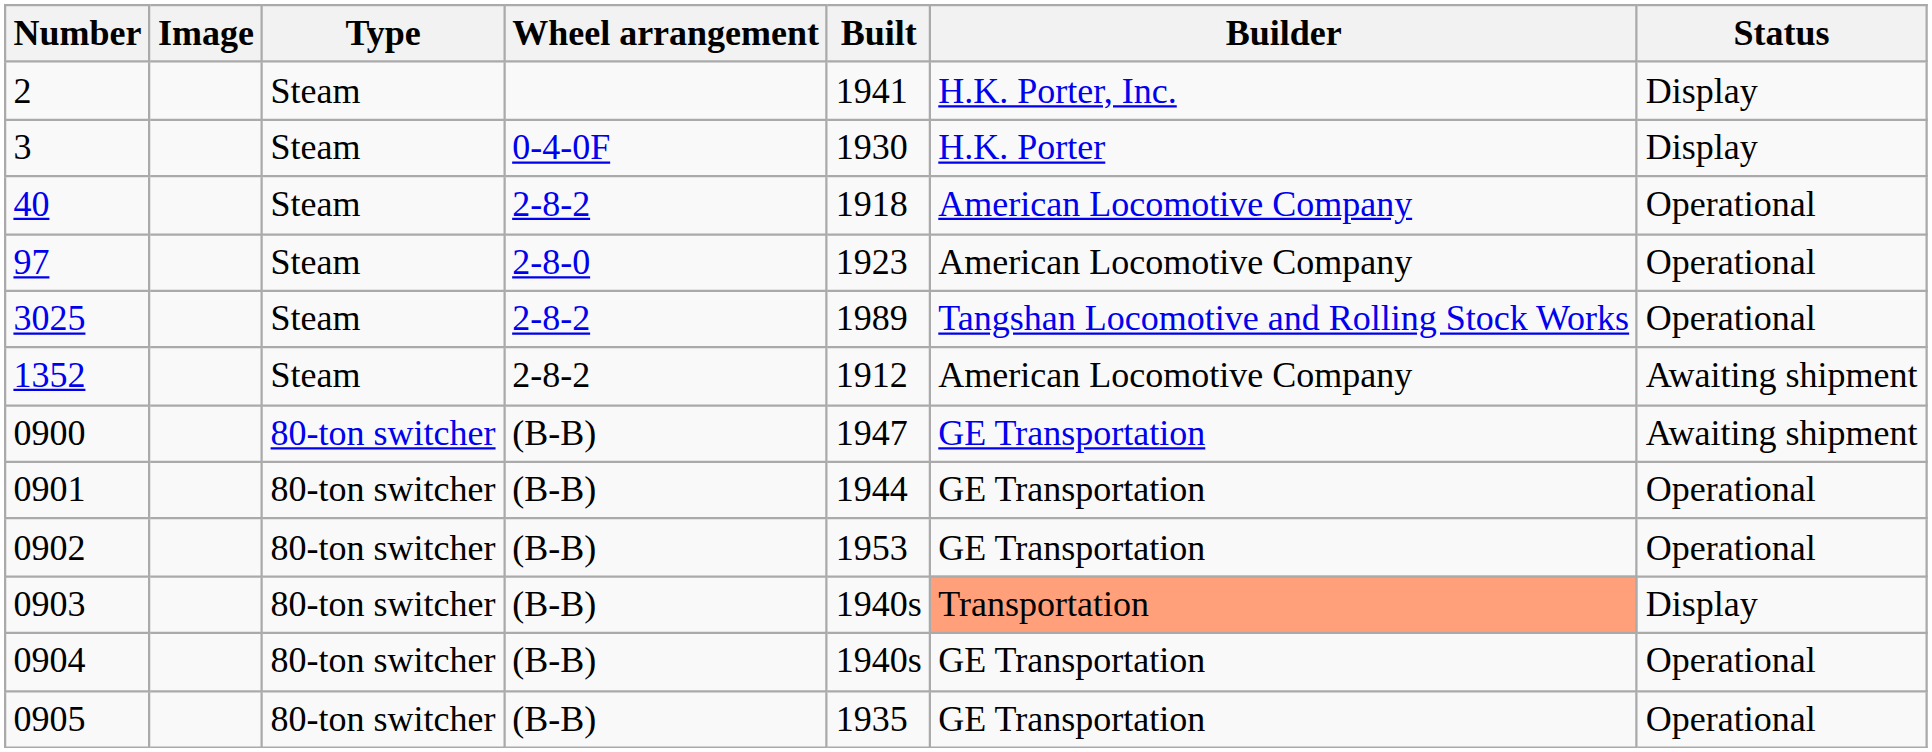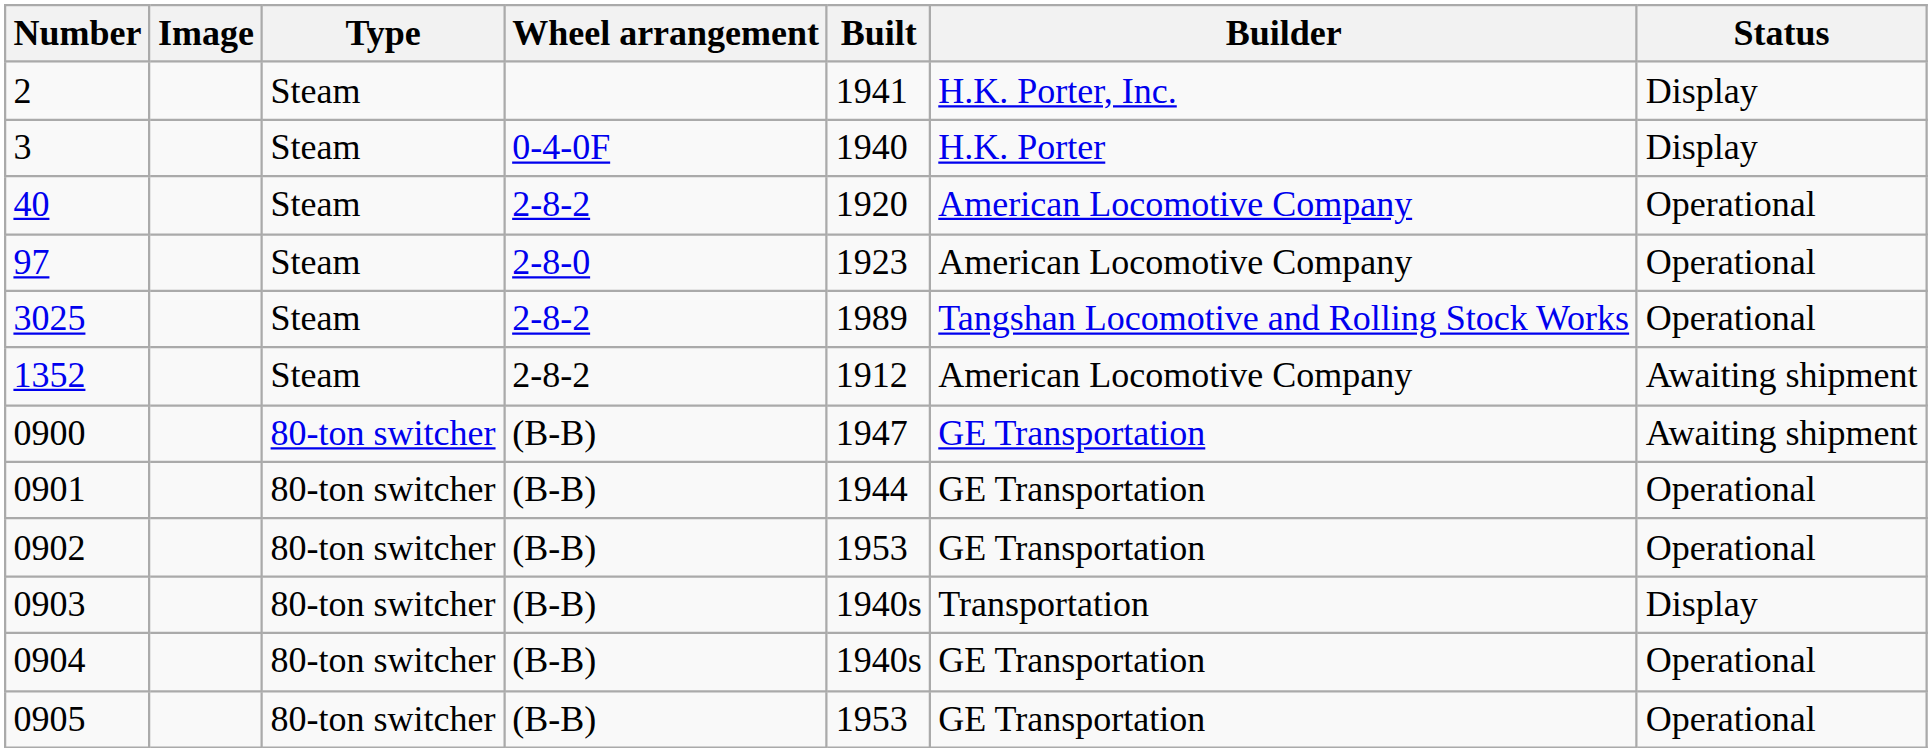(872, 147) 1930 -> (872, 147) 1940
(872, 204) 1918 -> (872, 204) 1920
(1044, 603) lightsalmon background -> (1044, 603) no background
(872, 718) 1935 -> (872, 718) 1953
